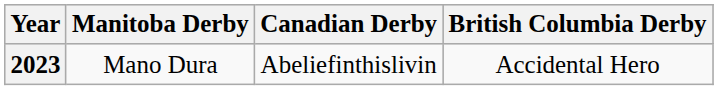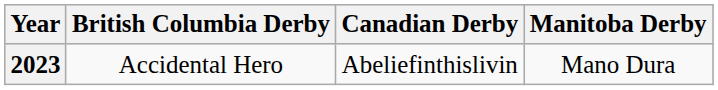columns swapped: (160, 24) <-> (578, 24)
